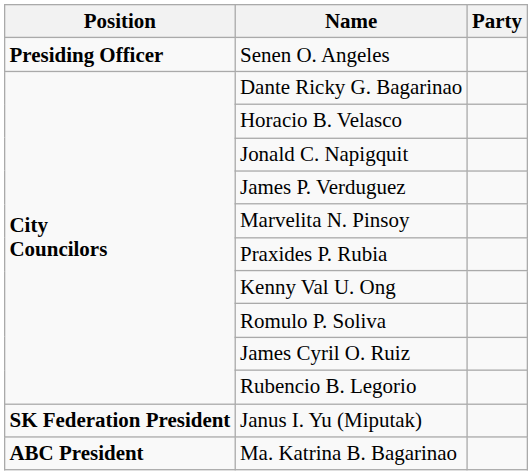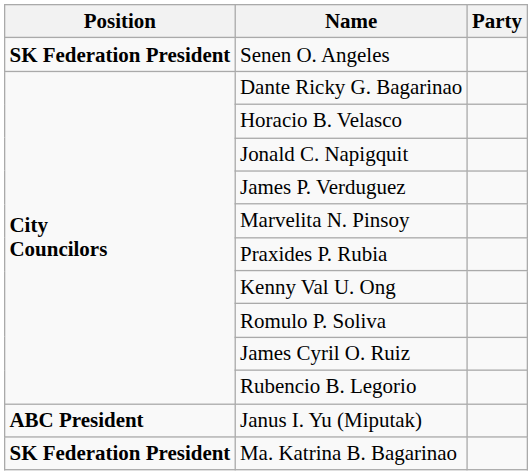(86, 54) Presiding Officer -> (120, 54) SK Federation President
(120, 420) SK Federation President -> (77, 420) ABC President
(77, 453) ABC President -> (120, 453) SK Federation President
